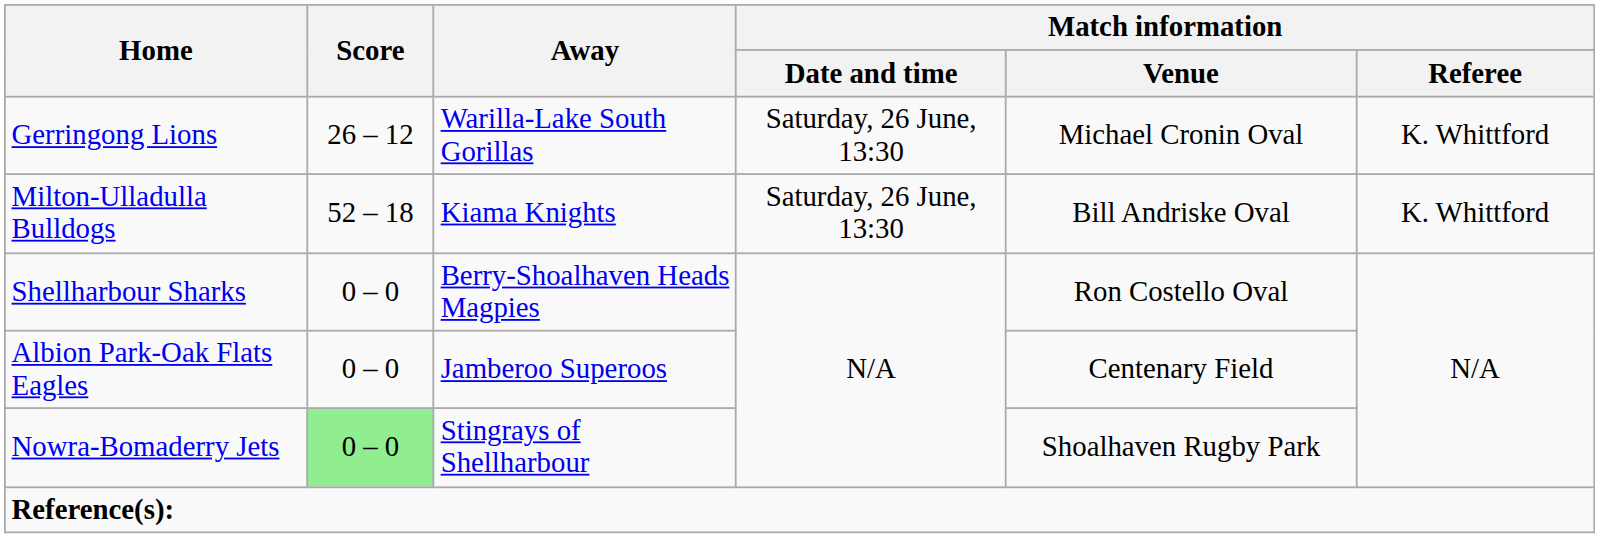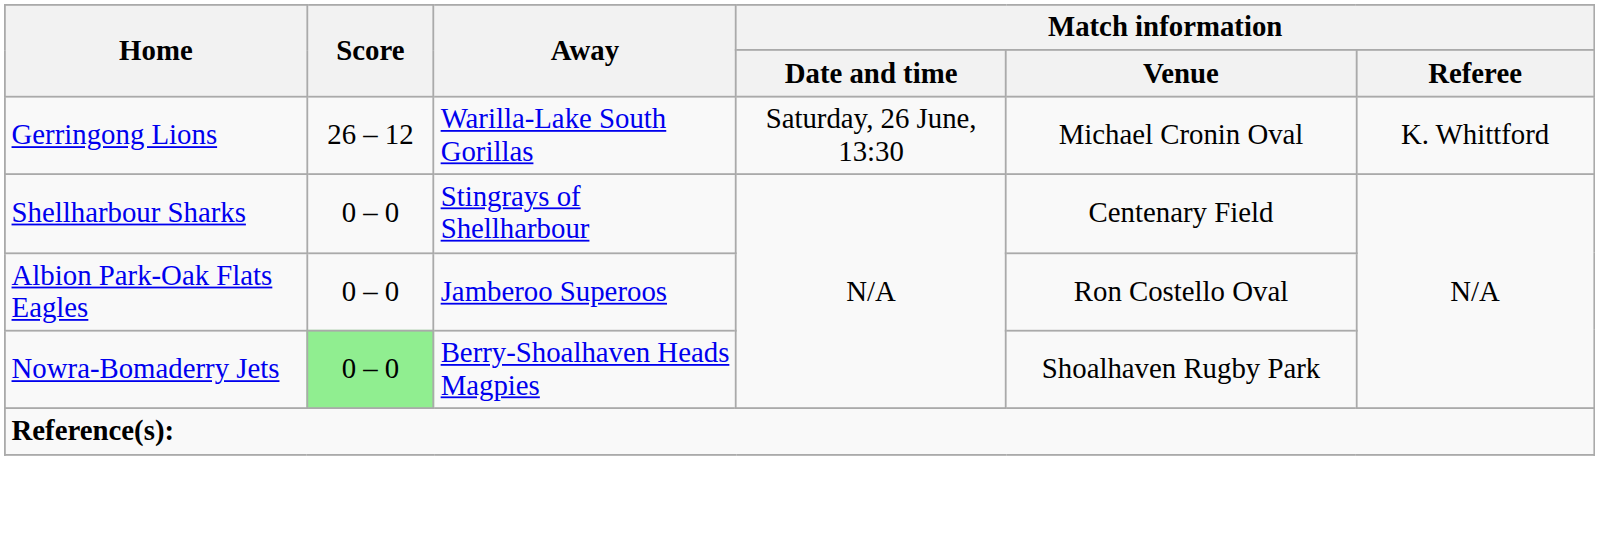- row: (109, 212)
(585, 291) Berry-Shoalhaven Heads Magpies -> (515, 212) Stingrays of Shellharbour
(1181, 291) Ron Costello Oval -> (1181, 212) Centenary Field
(1181, 369) Centenary Field -> (1181, 291) Ron Costello Oval
(515, 447) Stingrays of Shellharbour -> (585, 369) Berry-Shoalhaven Heads Magpies
